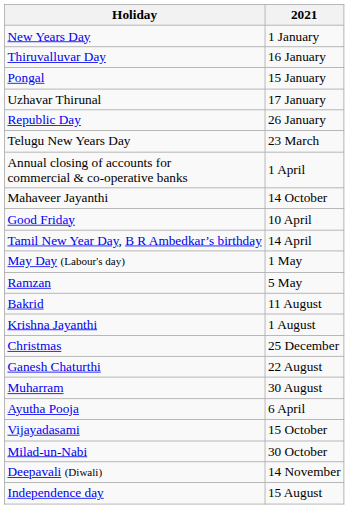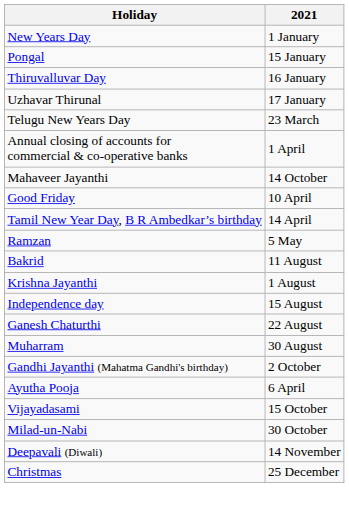rows swapped: (26, 78) <-> (57, 57)
- row: (44, 120)
- row: (66, 261)
rows swapped: (56, 493) <-> (34, 345)
+ row: (118, 366)
